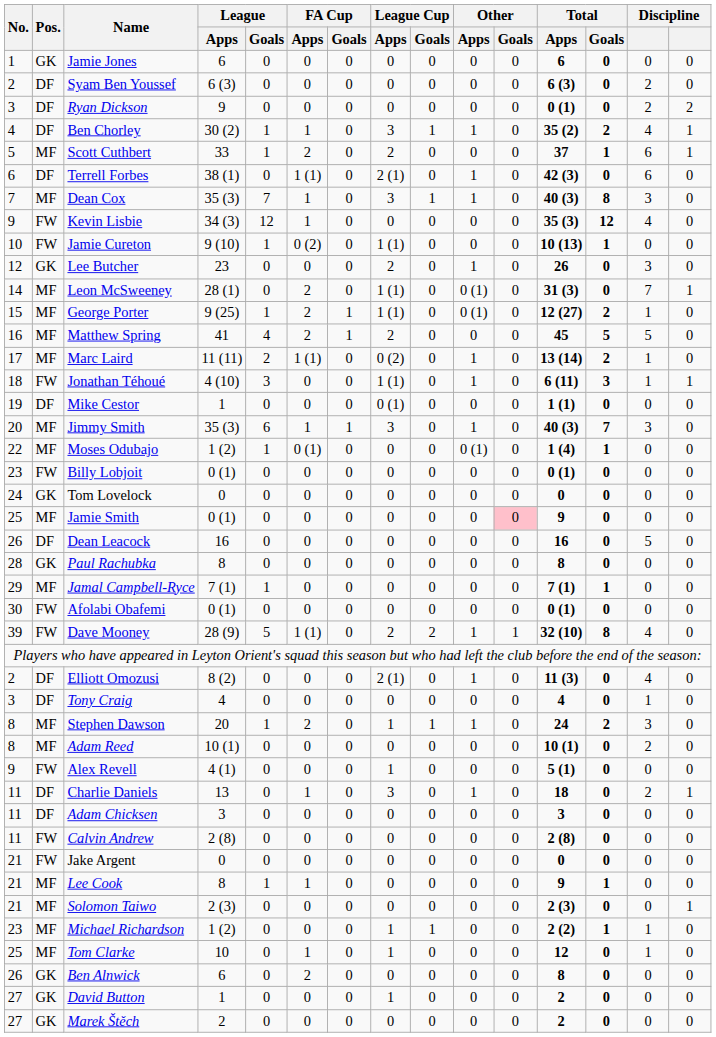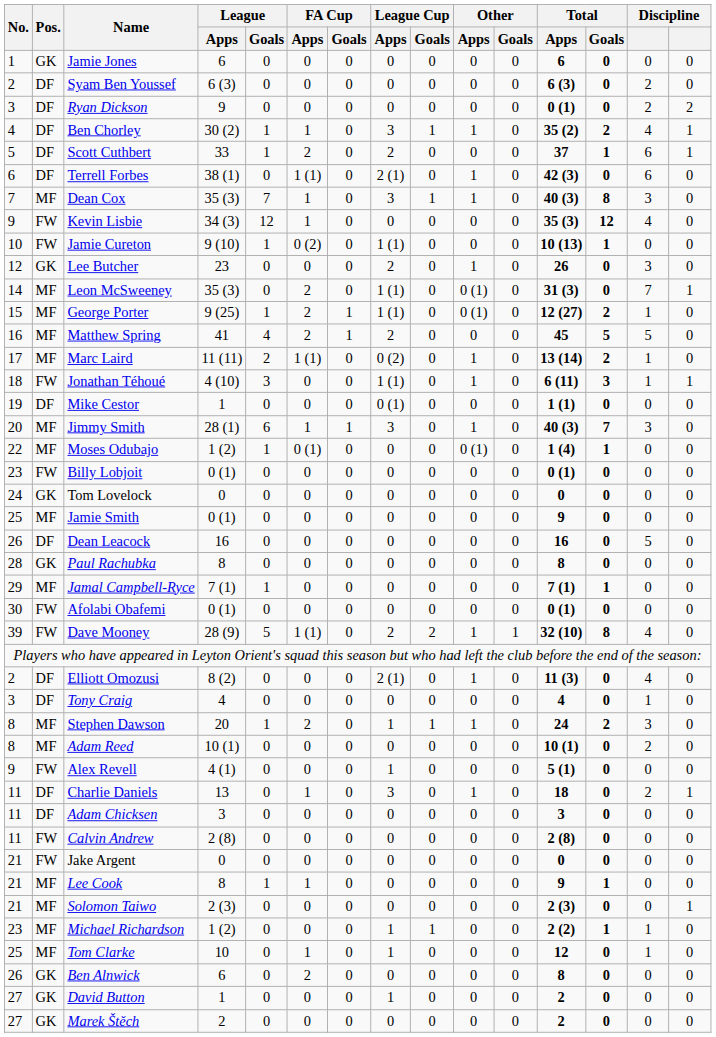(46, 152) MF -> (45, 152) DF
(222, 289) 28 (1) -> (222, 289) 35 (3)
(222, 426) 35 (3) -> (222, 426) 28 (1)
(515, 518) pink background -> (515, 518) no background
